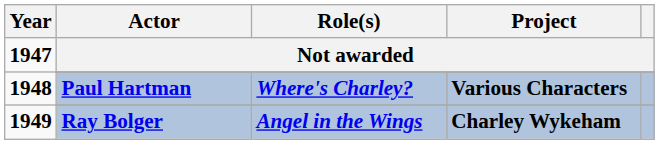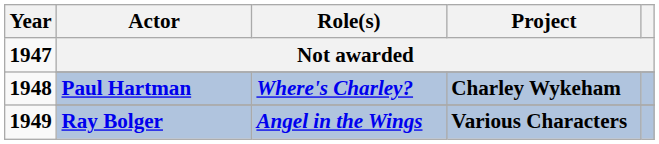(539, 88) Various Characters -> (536, 88) Charley Wykeham
(536, 121) Charley Wykeham -> (539, 121) Various Characters
